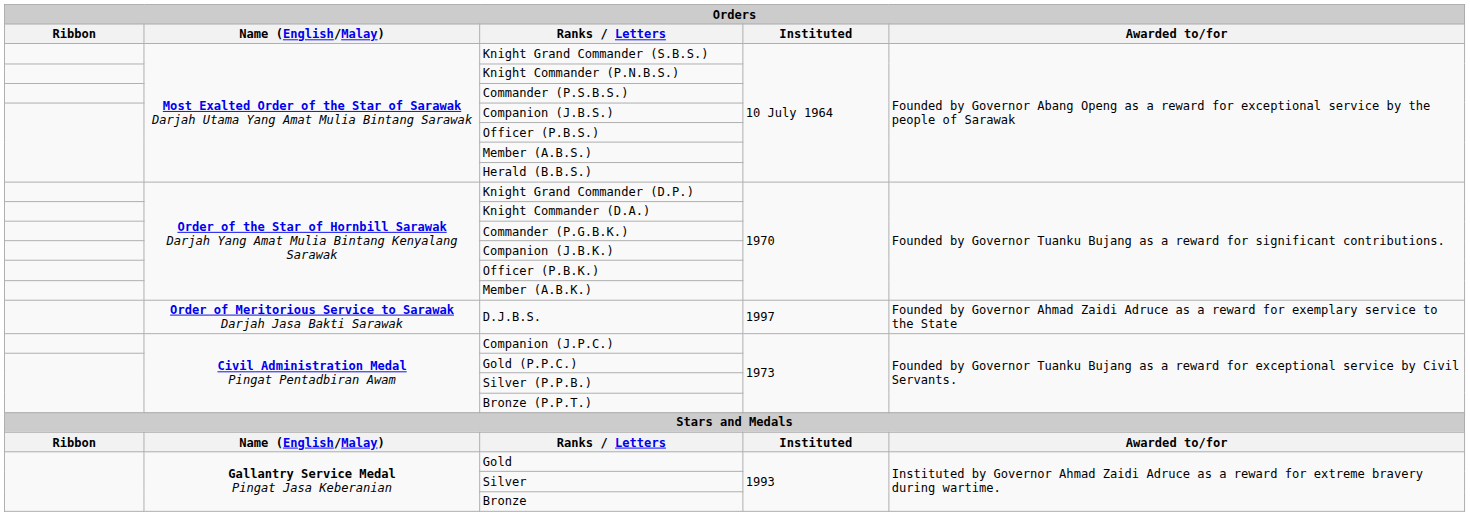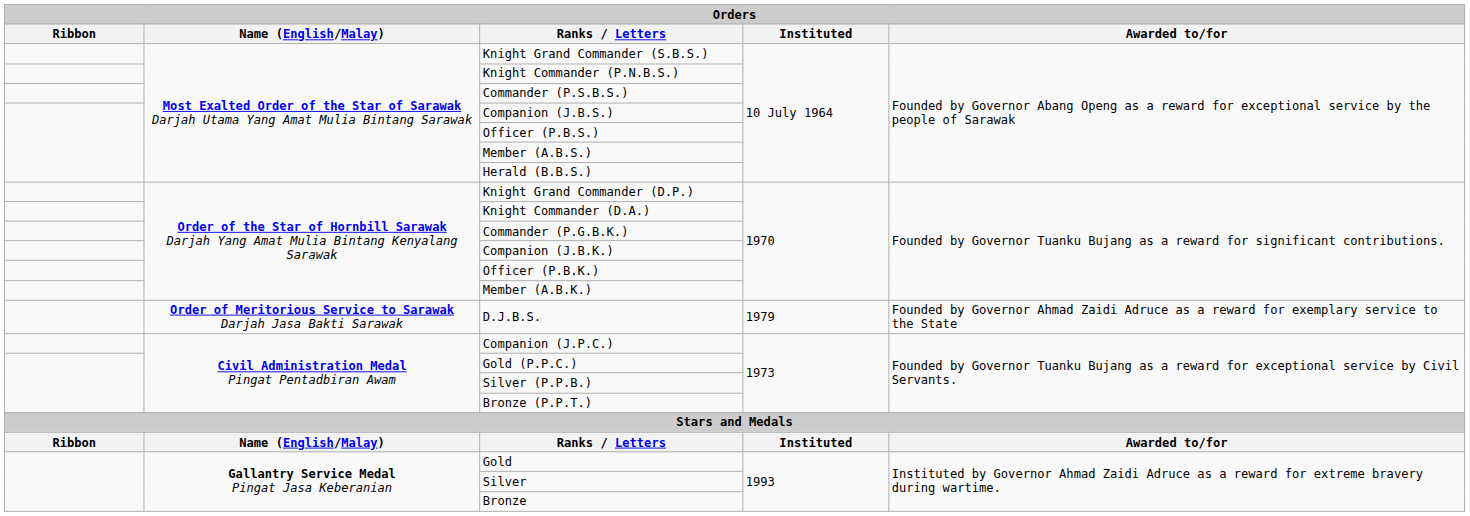(760, 317) 1997 -> (760, 317) 1979
